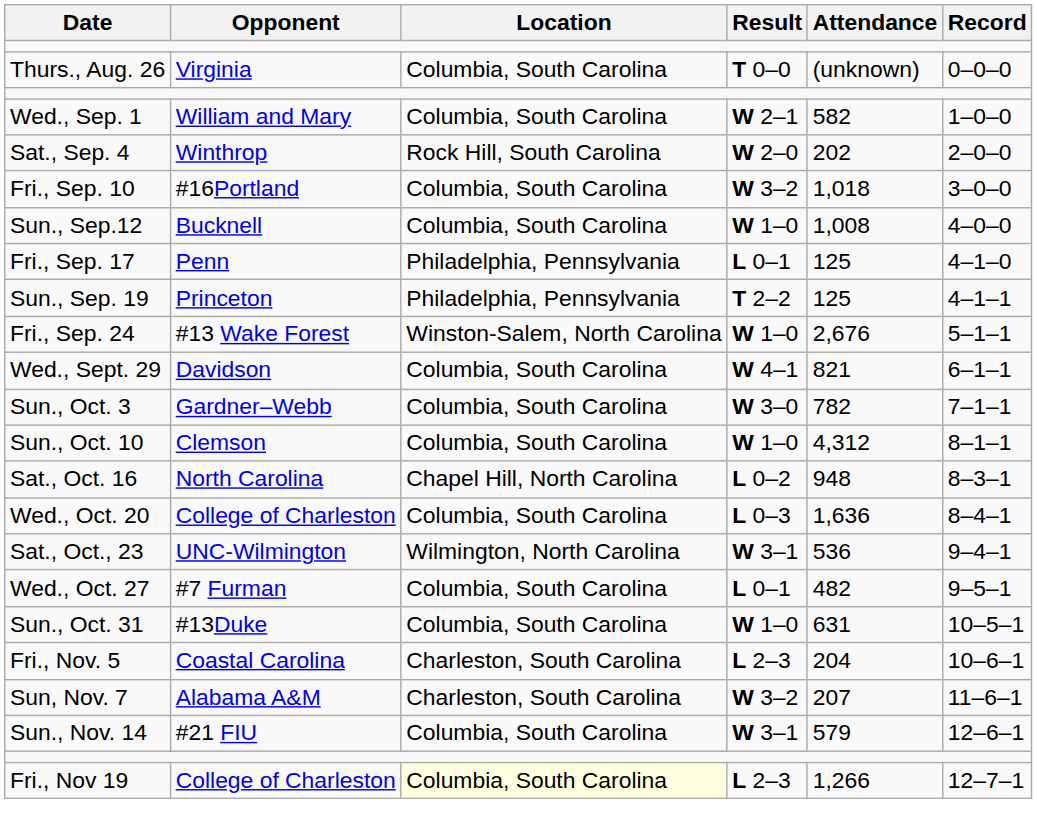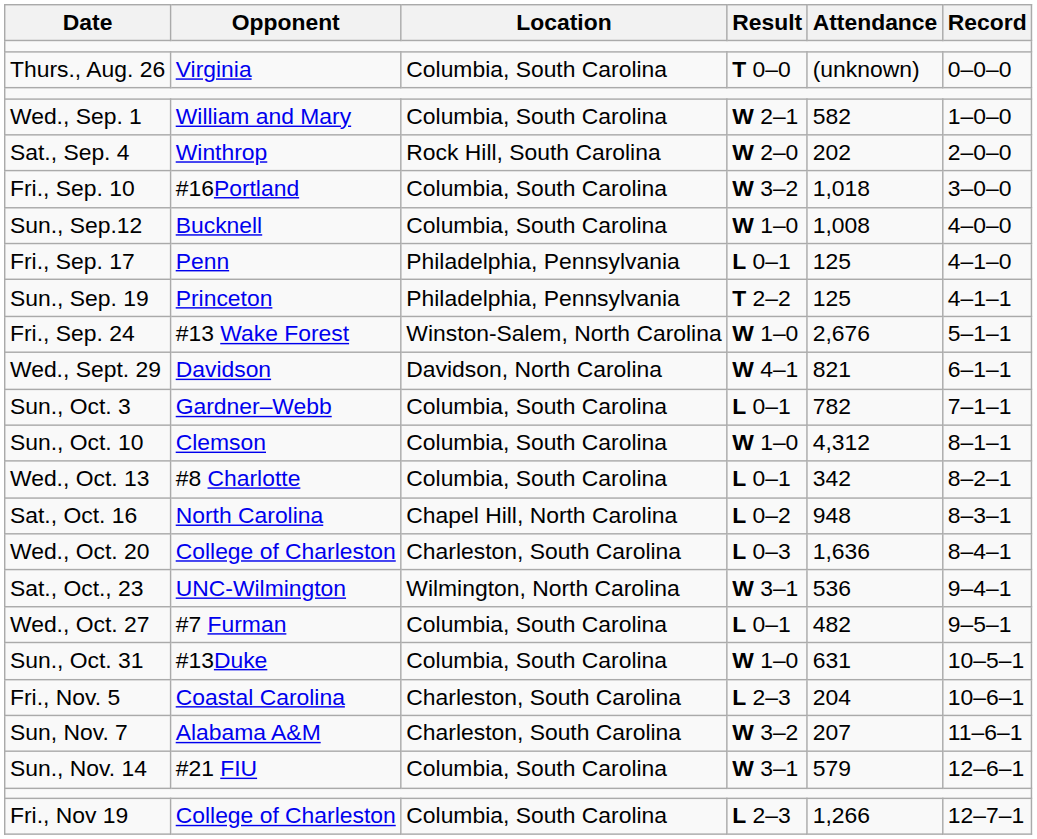(537, 370) Columbia, South Carolina -> (534, 370) Davidson, North Carolina
(765, 406) W 3–0 -> (761, 406) L 0–1
+ row: (80, 479)
(537, 515) Columbia, South Carolina -> (544, 551) Charleston, South Carolina
(537, 780) lightyellow background -> (537, 816) no background
